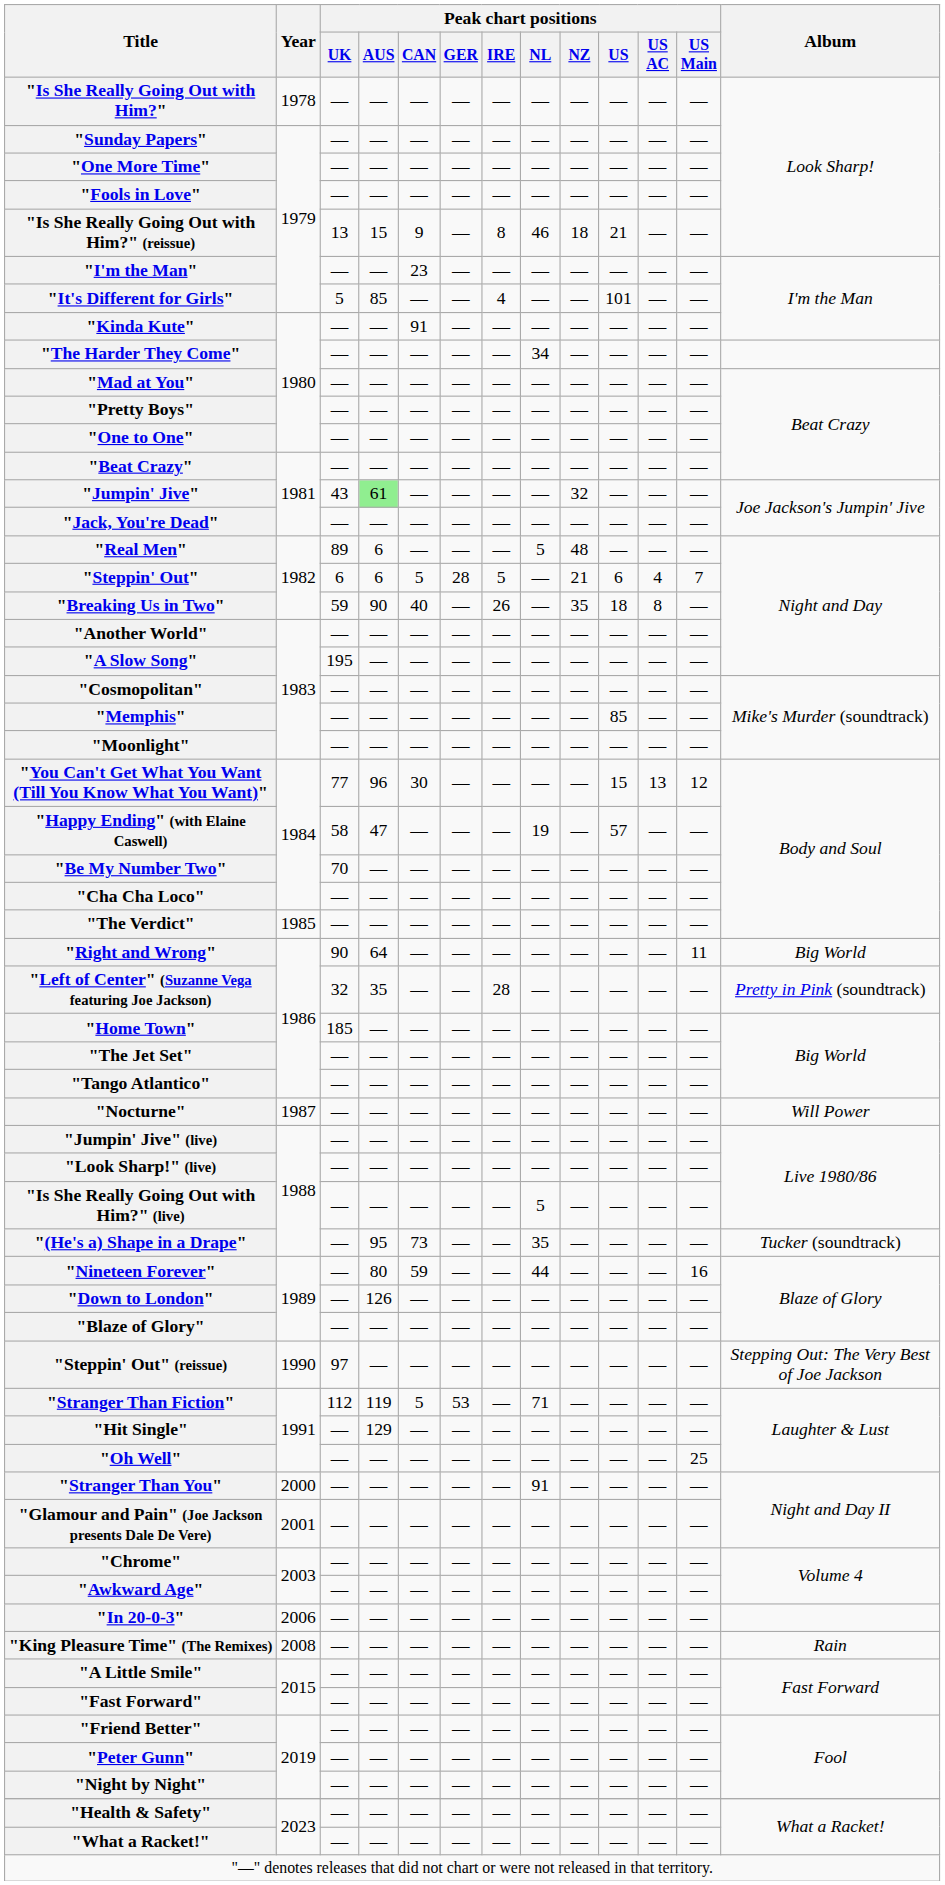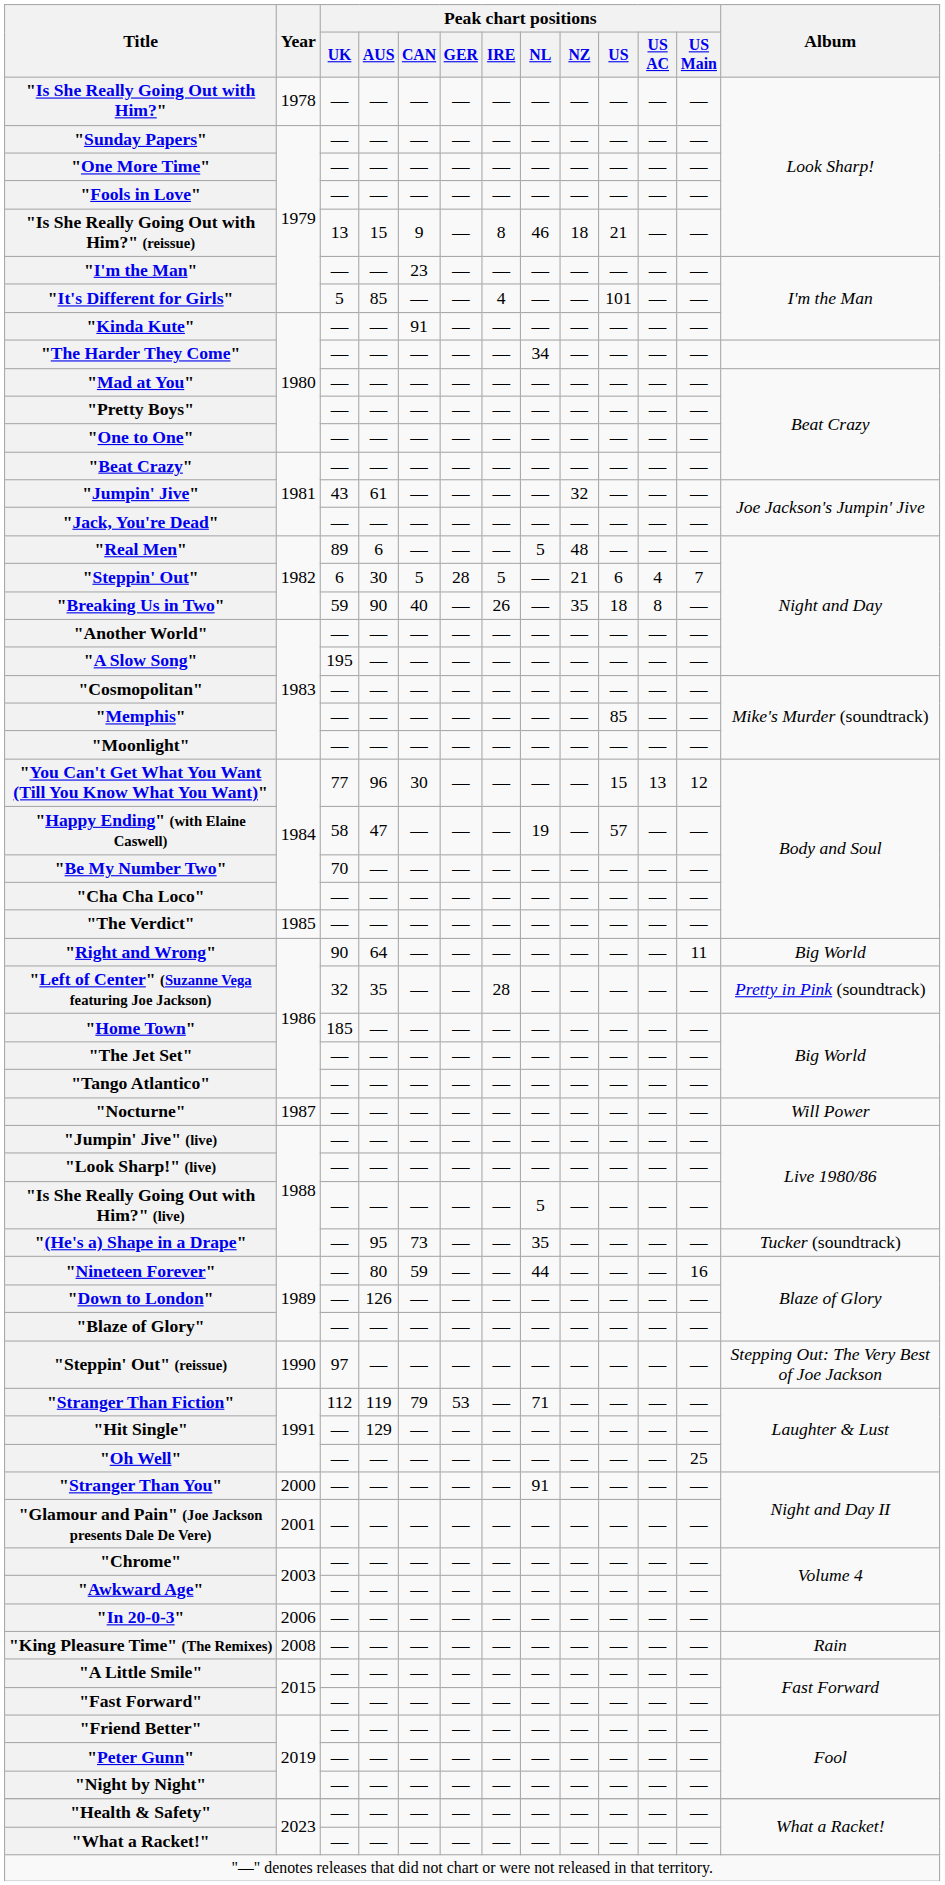(379, 493) lightgreen background -> (379, 493) no background
(379, 577) 6 -> (379, 577) 30
(419, 1402) 5 -> (419, 1402) 79
